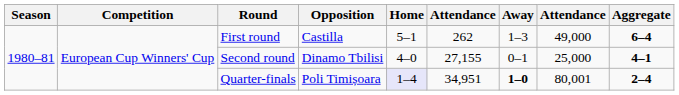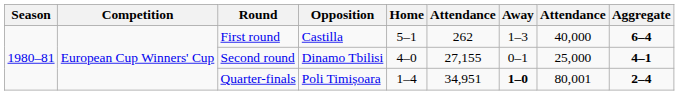(573, 36) 49,000 -> (573, 36) 40,000
(407, 79) lavender background -> (407, 79) no background
